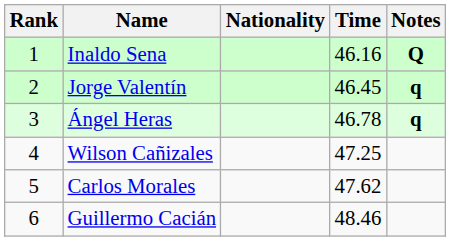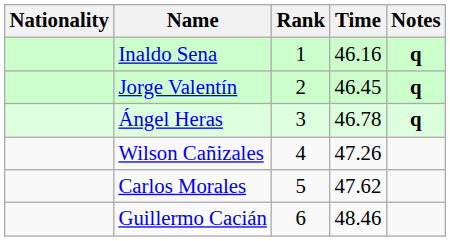columns swapped: (34, 20) <-> (275, 20)
(416, 53) Q -> (416, 53) q
(358, 152) 47.25 -> (358, 152) 47.26
